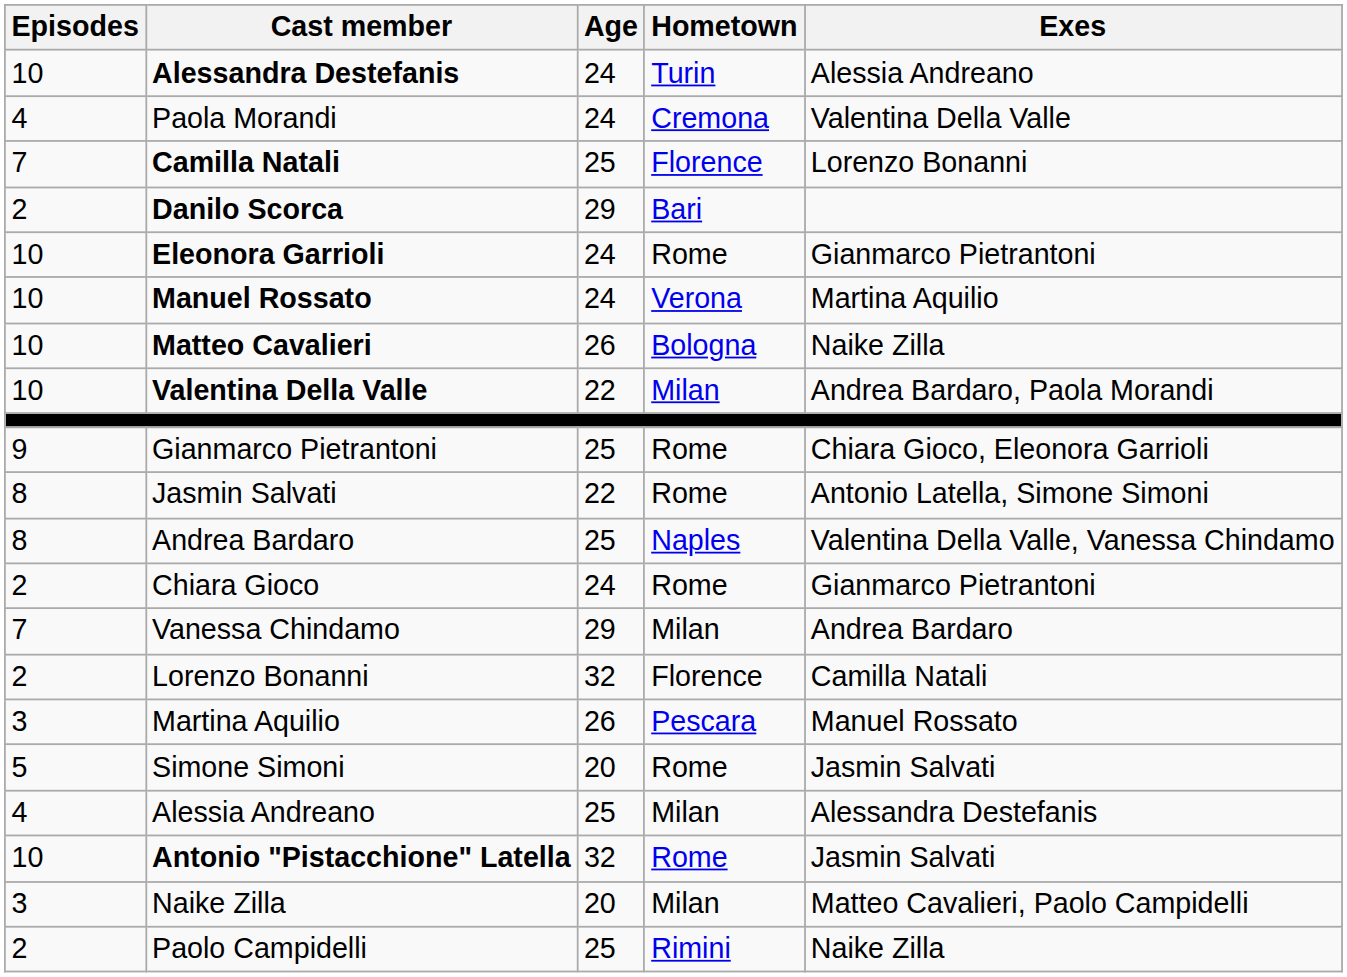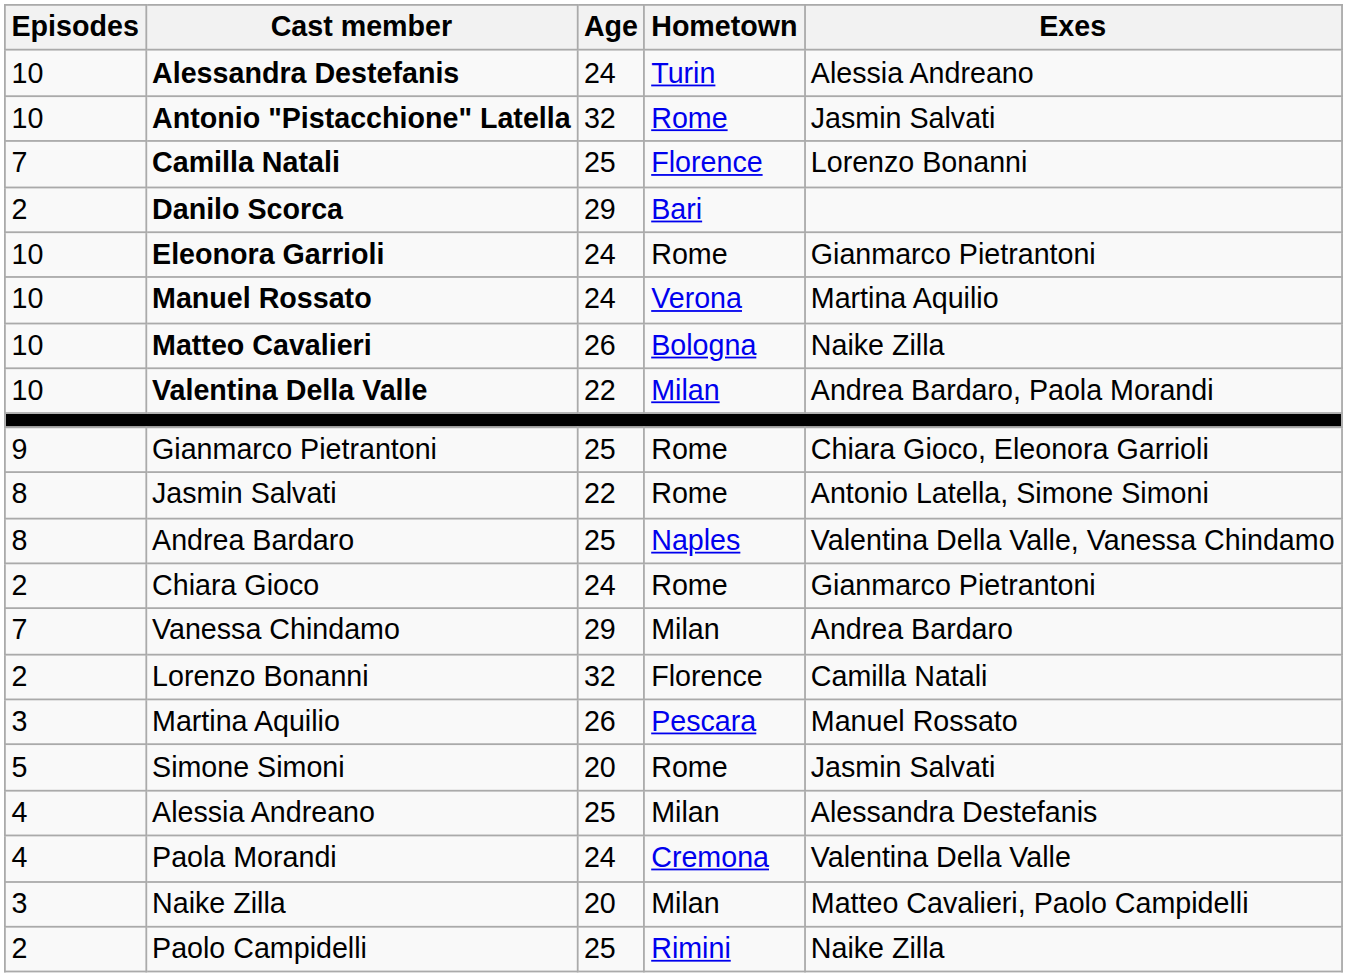rows swapped: (361, 857) <-> (244, 118)
